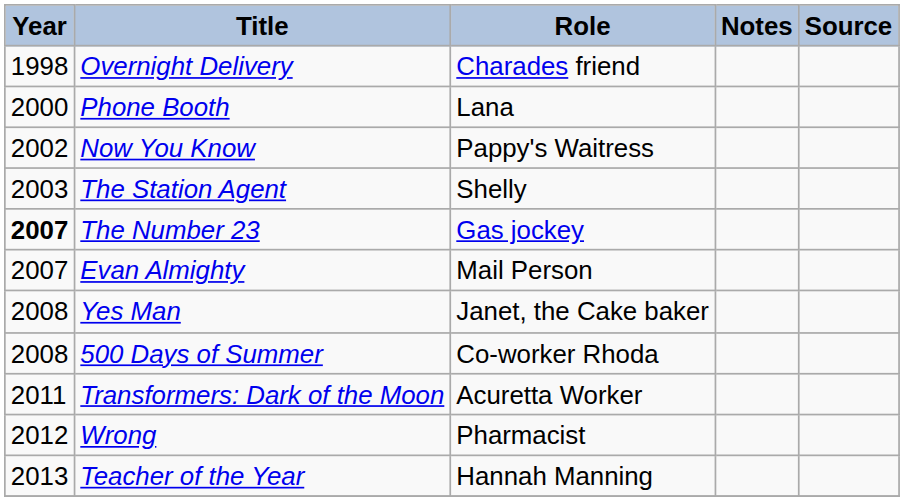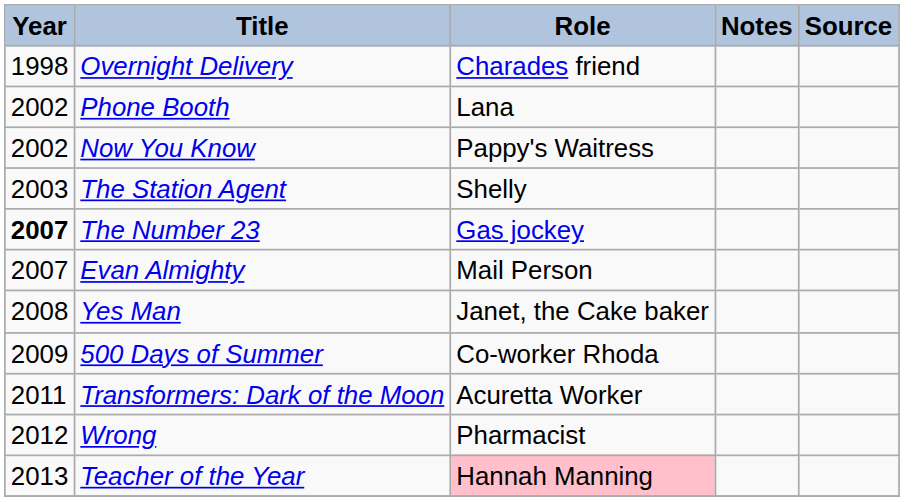(40, 107) 2000 -> (40, 107) 2002
(40, 353) 2008 -> (40, 353) 2009
(555, 475) no background -> (555, 475) pink background
